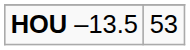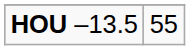(164, 24) 53 -> (164, 24) 55
